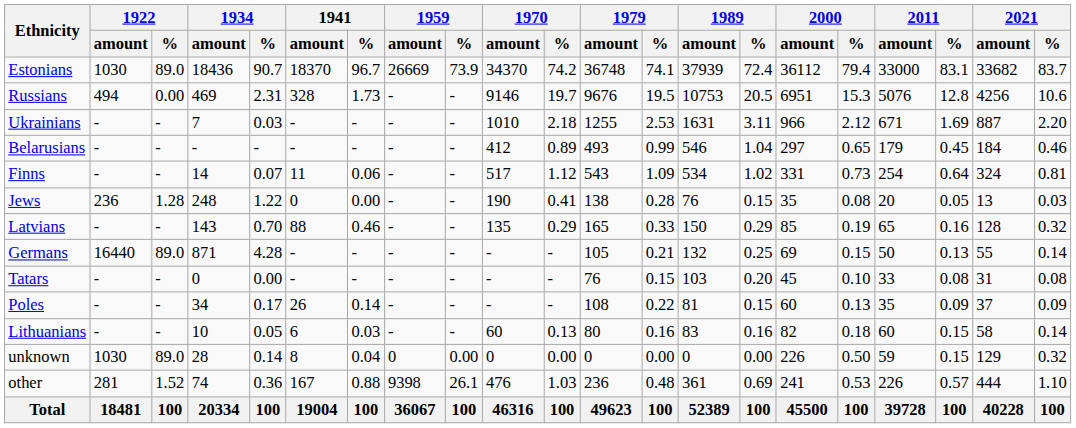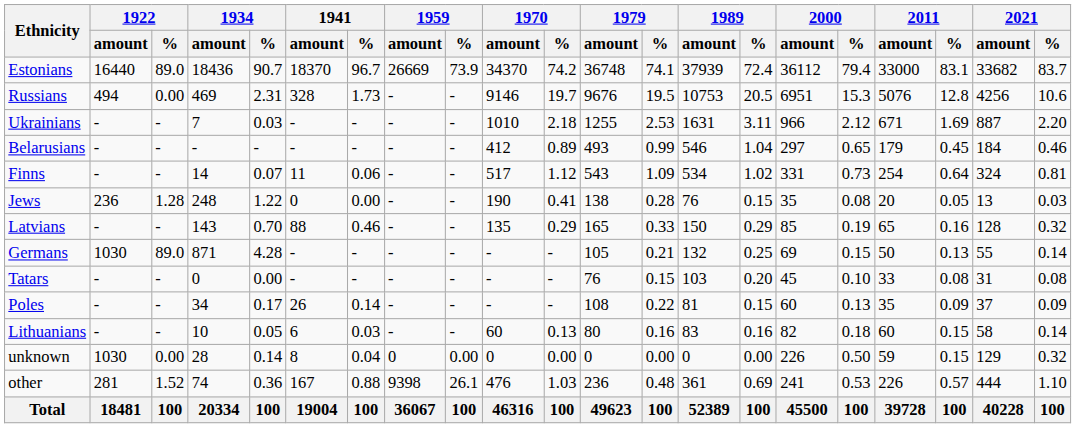(110, 69) 1030 -> (114, 69) 16440
(114, 252) 16440 -> (110, 252) 1030
(170, 357) 89.0 -> (170, 357) 0.00
